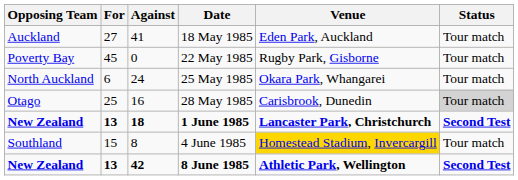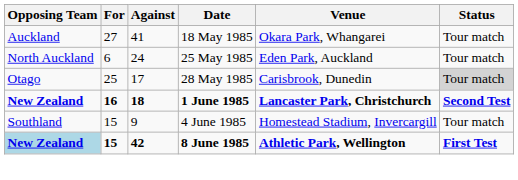(316, 36) Eden Park, Auckland -> (322, 36) Okara Park, Whangarei
- row: (217, 57)
(322, 79) Okara Park, Whangarei -> (316, 57) Eden Park, Auckland
(138, 100) 16 -> (138, 79) 17
(110, 121) 13 -> (110, 100) 16
(134, 143) 8 -> (134, 121) 9
(348, 143) gold background -> (348, 121) no background
(45, 164) no background -> (45, 143) lightblue background
(110, 164) 13 -> (110, 143) 15
(477, 164) Second Test -> (470, 143) First Test
